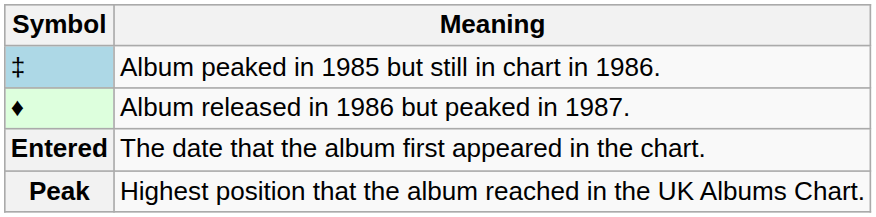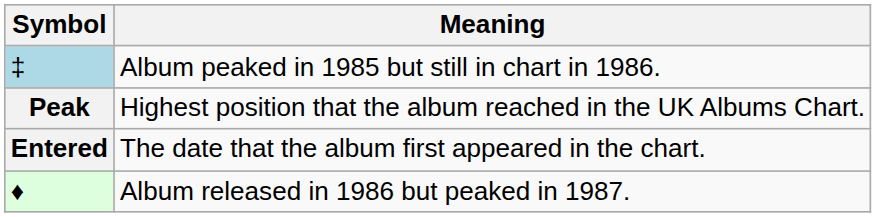rows swapped: (17, 107) <-> (59, 190)
